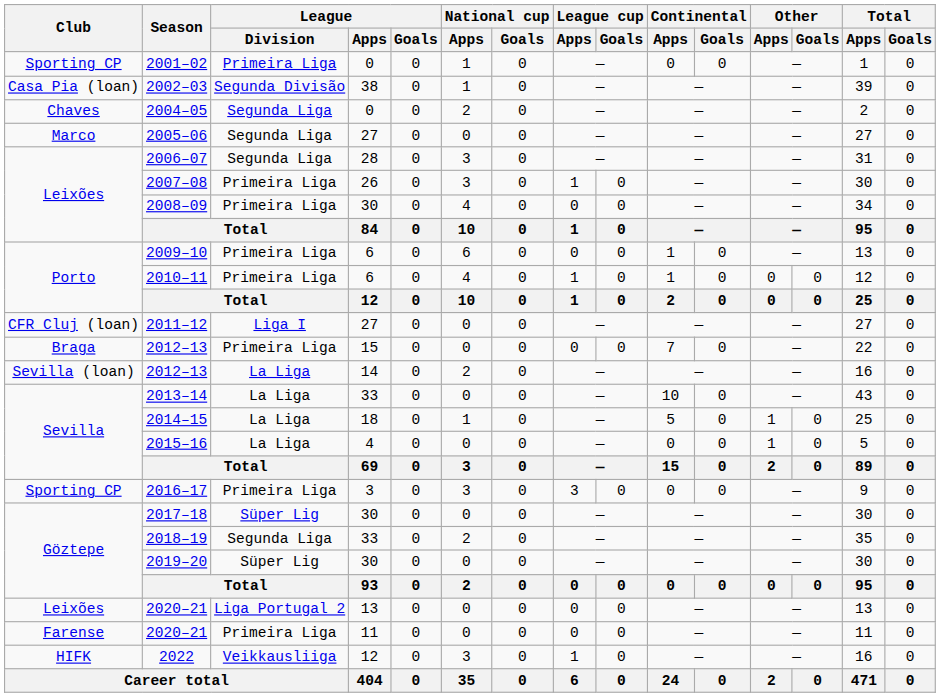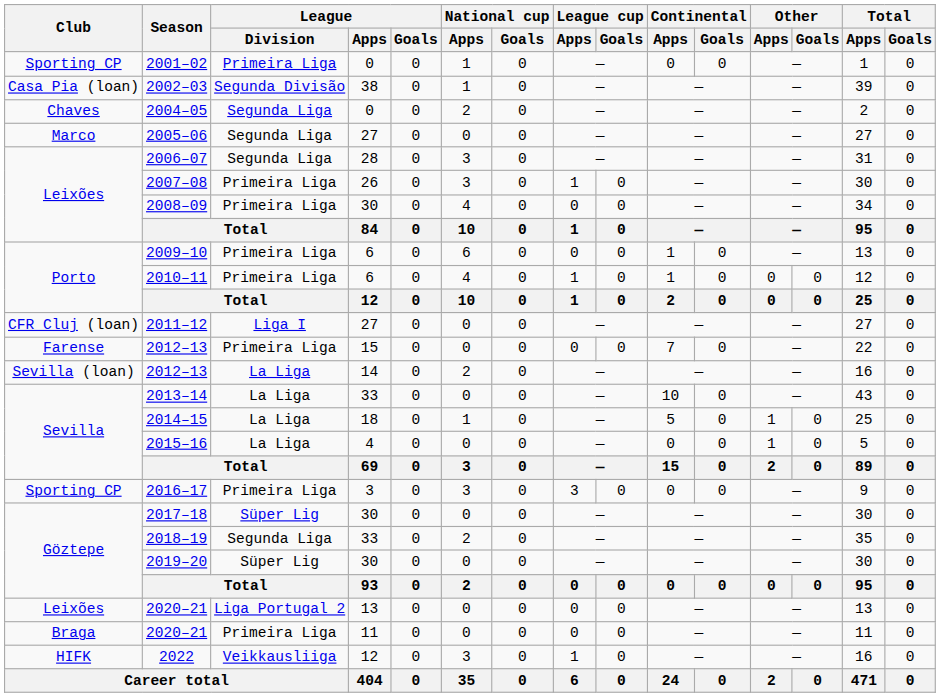(74, 349) Braga -> (74, 349) Farense
(74, 633) Farense -> (74, 633) Braga
